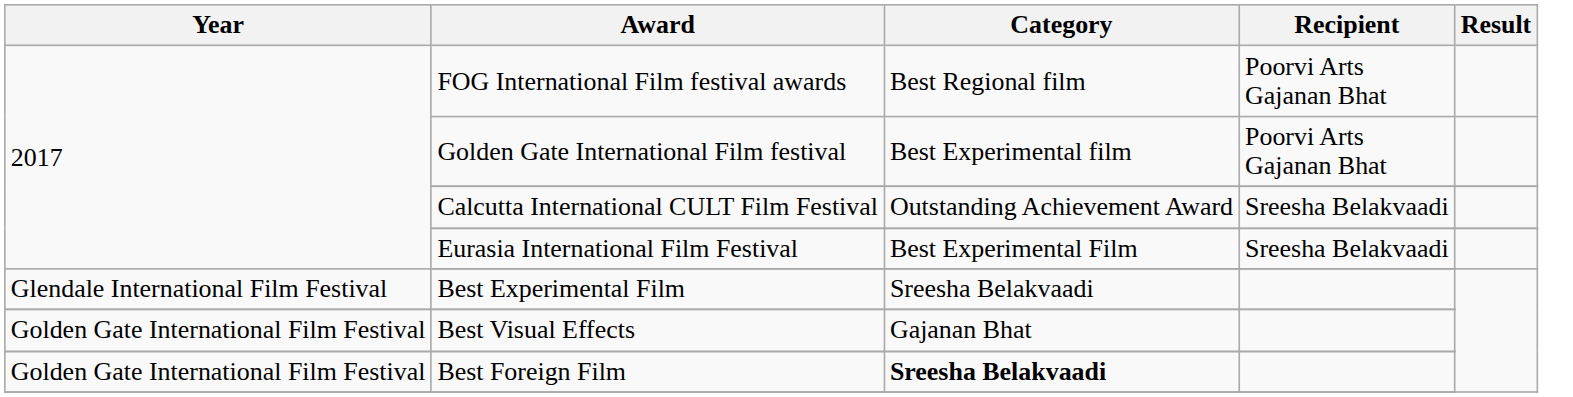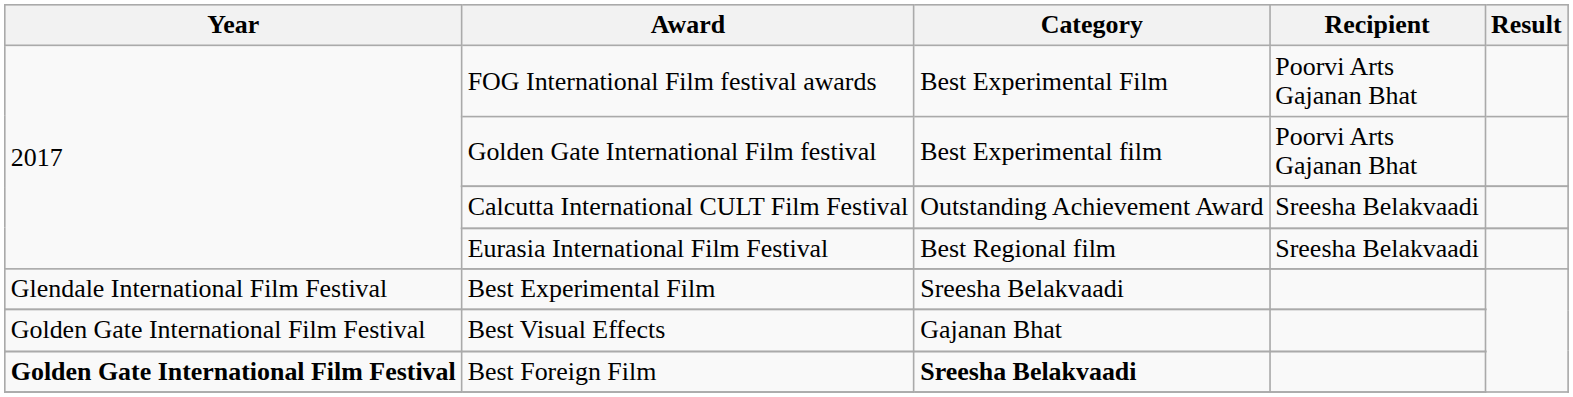(988, 80) Best Regional film -> (1044, 80) Best Experimental Film
(1014, 247) Best Experimental Film -> (1018, 247) Best Regional film
(218, 371) normal -> (233, 371) bold
